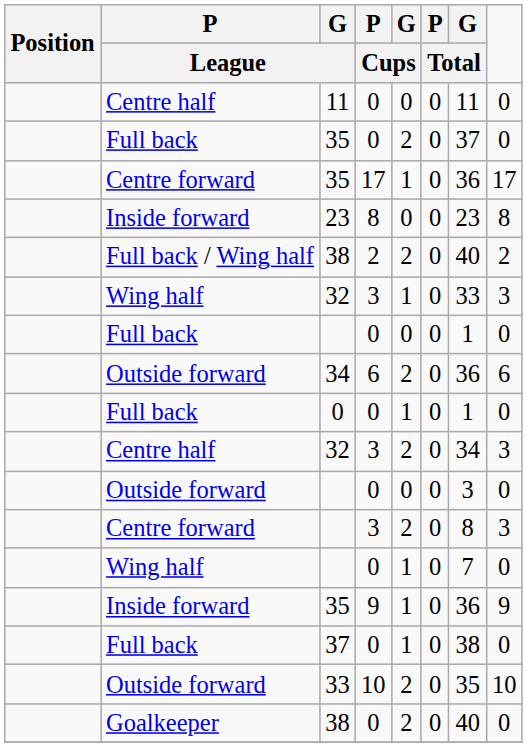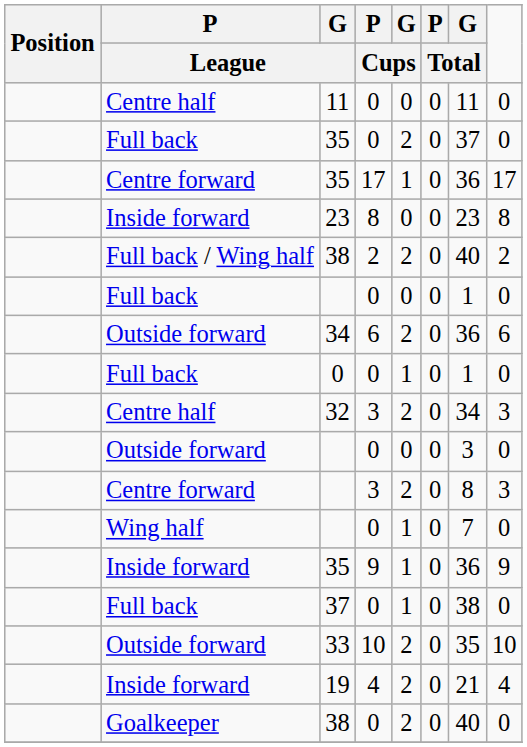- row: (155, 295)
+ row: (178, 683)
